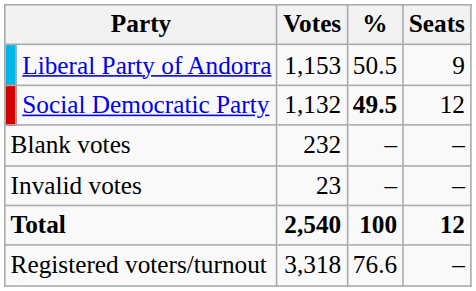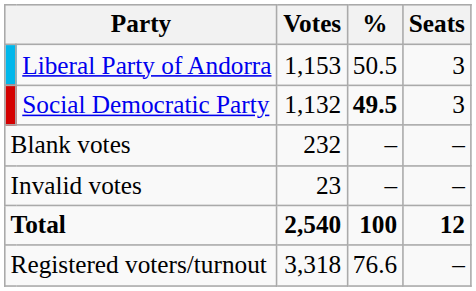(459, 64) 9 -> (459, 64) 3
(452, 104) 12 -> (459, 104) 3
